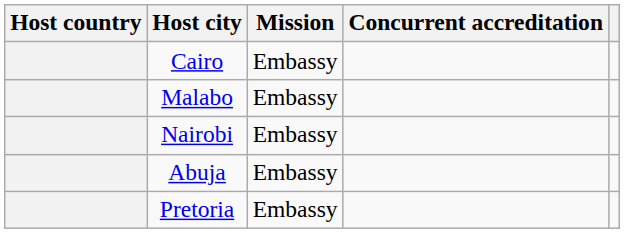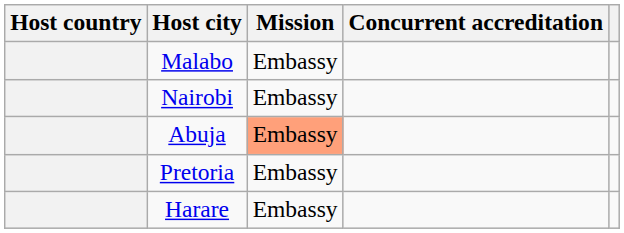- row: (197, 60)
(295, 172) no background -> (295, 135) lightsalmon background
+ row: (197, 209)
